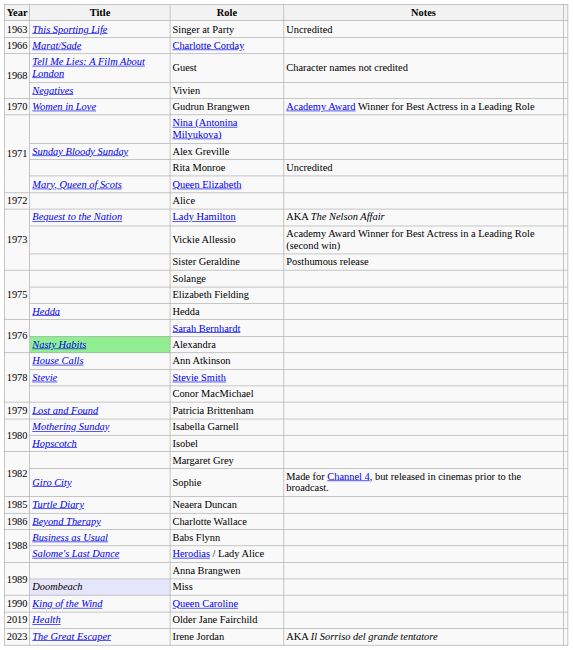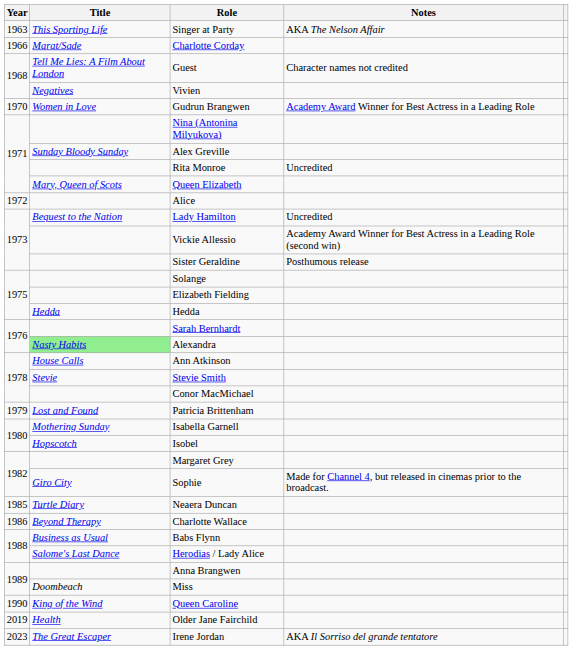(309, 29) Uncredited -> (335, 29) AKA The Nelson Affair
(335, 217) AKA The Nelson Affair -> (309, 217) Uncredited
(57, 587) lavender background -> (57, 587) no background
